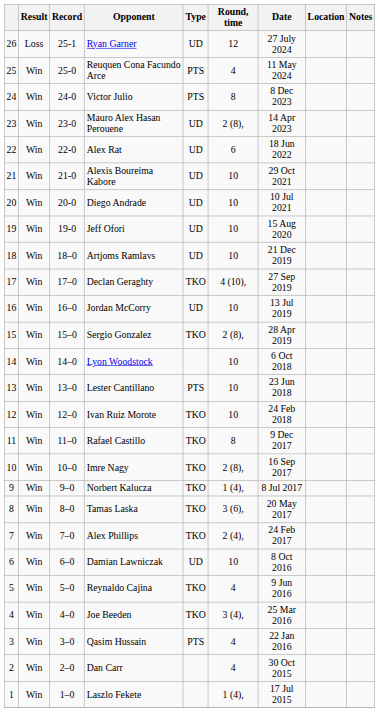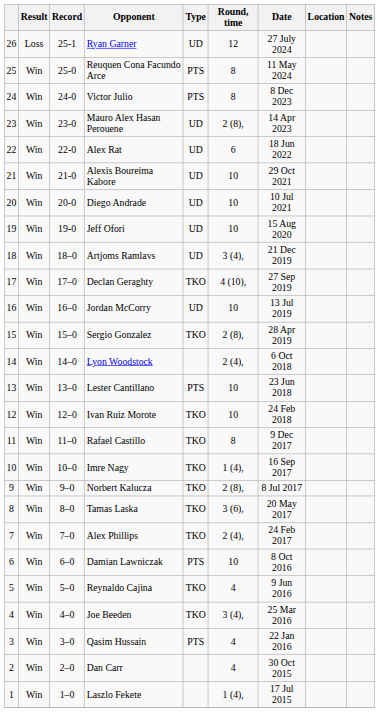(233, 70) 4 -> (233, 70) 8
(233, 255) 10 -> (233, 255) 3 (4),
(233, 361) 10 -> (233, 361) 2 (4),
(233, 467) 2 (8), -> (233, 467) 1 (4),
(233, 488) 1 (4), -> (233, 488) 2 (8),
(196, 562) UD -> (196, 562) PTS
